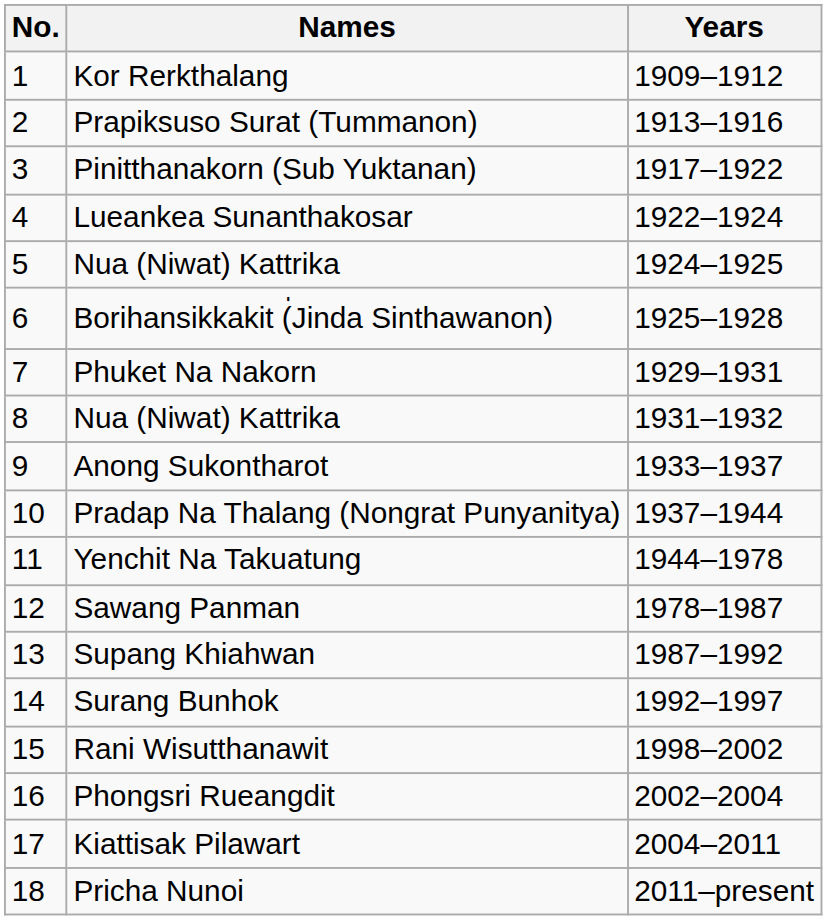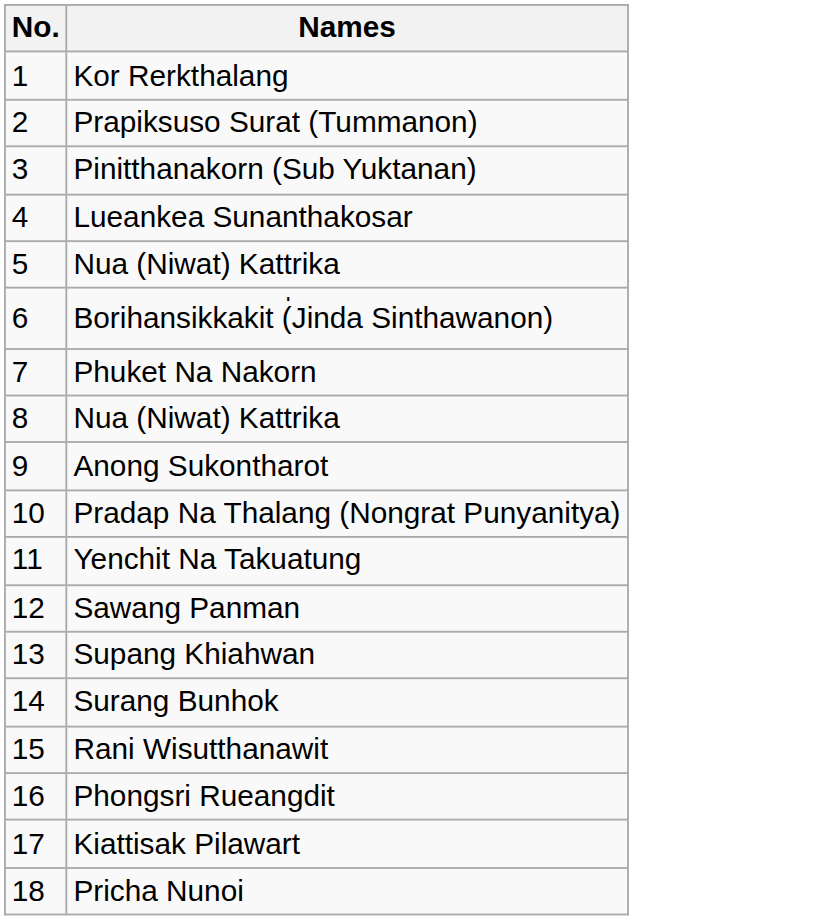- column: (724, 28)
